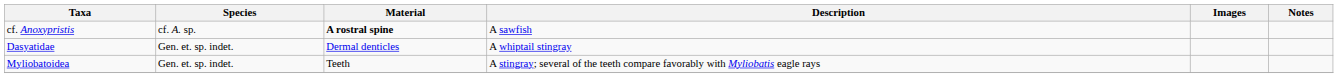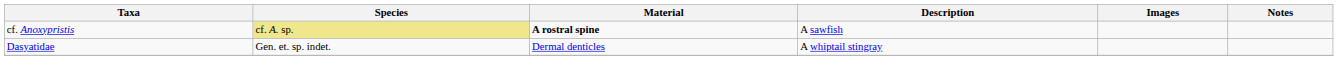(177, 30) no background -> (275, 30) khaki background
- row: (38, 64)
